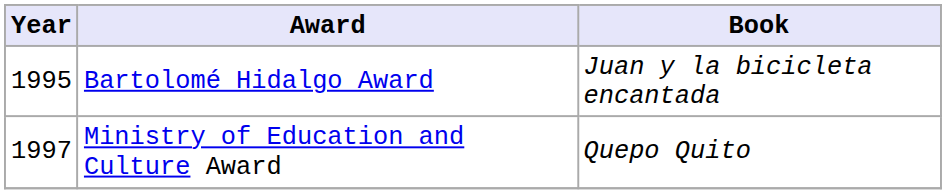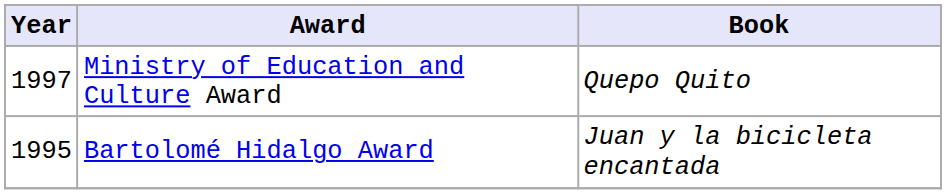rows swapped: (259, 82) <-> (274, 152)
